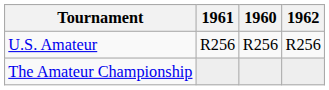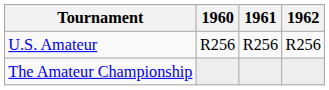columns swapped: (260, 18) <-> (218, 18)
